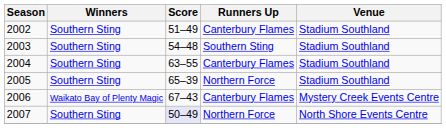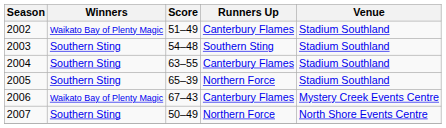(85, 30) Southern Sting -> (107, 30) Waikato Bay of Plenty Magic
(183, 115) lavender background -> (183, 115) no background
